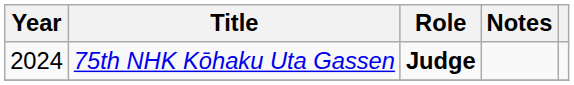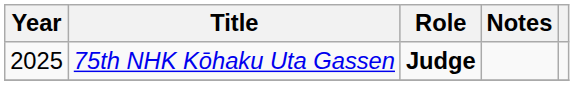(37, 60) 2024 -> (37, 60) 2025
